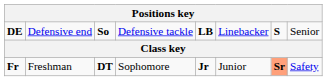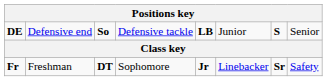(243, 31) Linebacker -> (232, 31) Junior
(232, 66) Junior -> (243, 66) Linebacker
(279, 66) lightsalmon background -> (279, 66) no background
